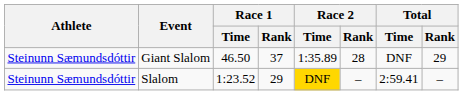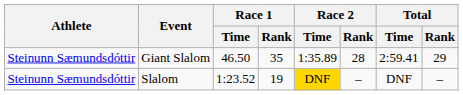(277, 58) 37 -> (277, 58) 35
(399, 58) DNF -> (399, 58) 2:59.41
(277, 79) 29 -> (277, 79) 19
(399, 79) 2:59.41 -> (399, 79) DNF
